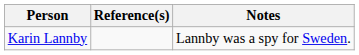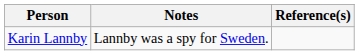columns swapped: (263, 15) <-> (132, 15)
